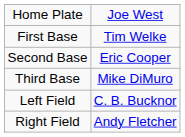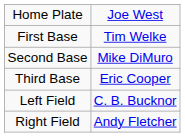(135, 57) Eric Cooper -> (135, 57) Mike DiMuro
(135, 79) Mike DiMuro -> (135, 79) Eric Cooper
